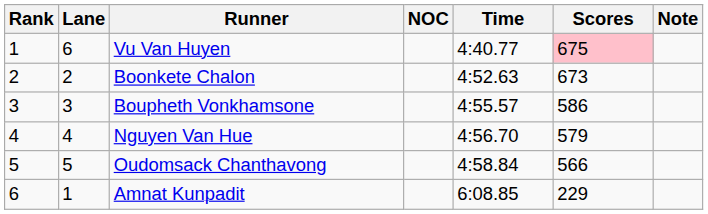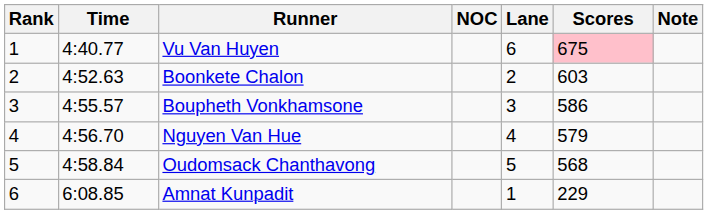columns swapped: (84, 19) <-> (503, 19)
(573, 77) 673 -> (573, 77) 603
(573, 164) 566 -> (573, 164) 568
